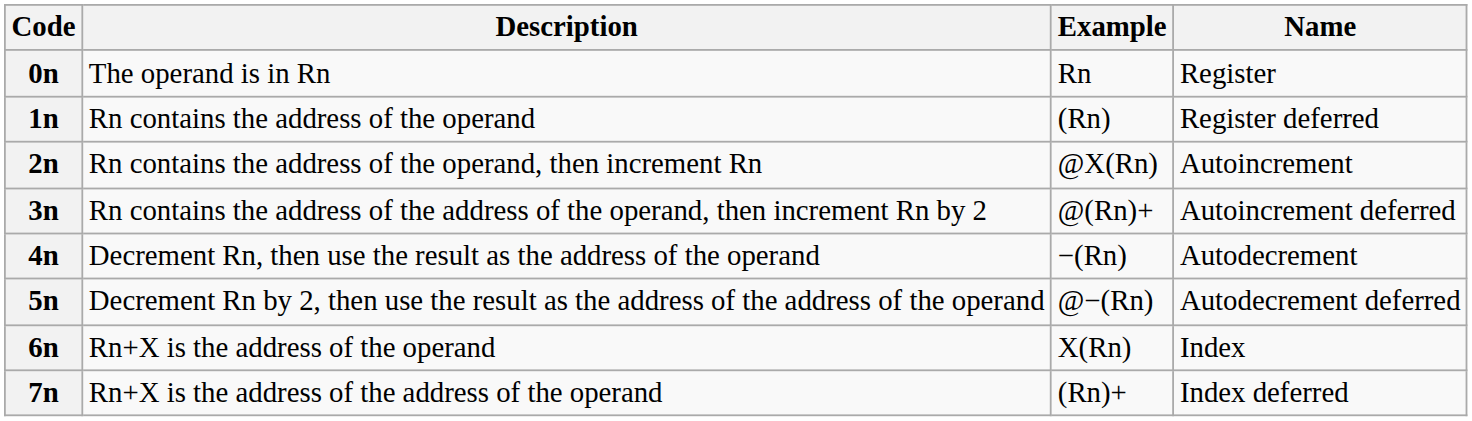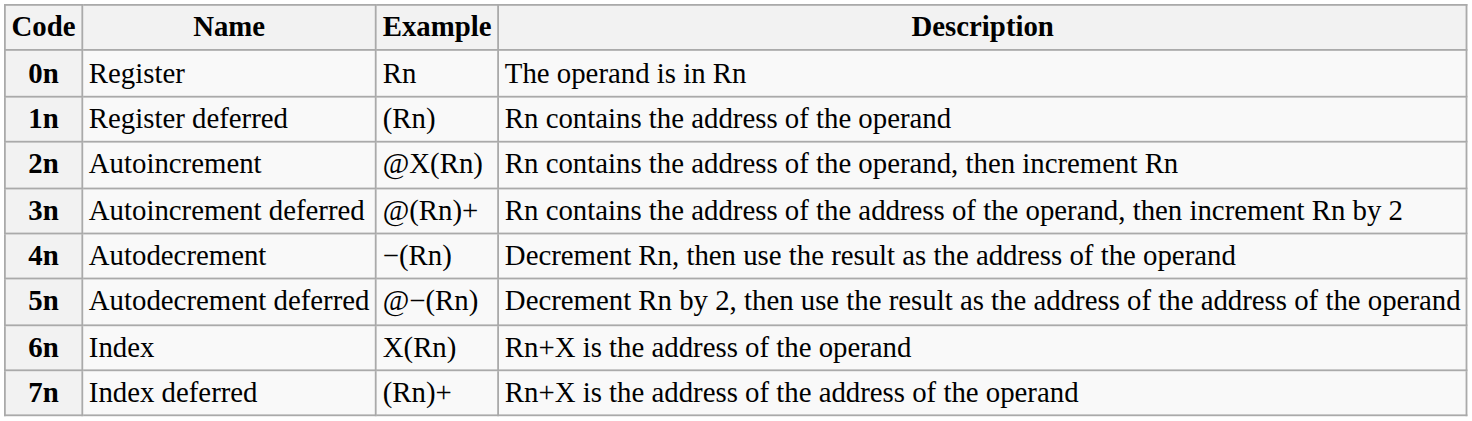columns swapped: (1320, 27) <-> (567, 27)
